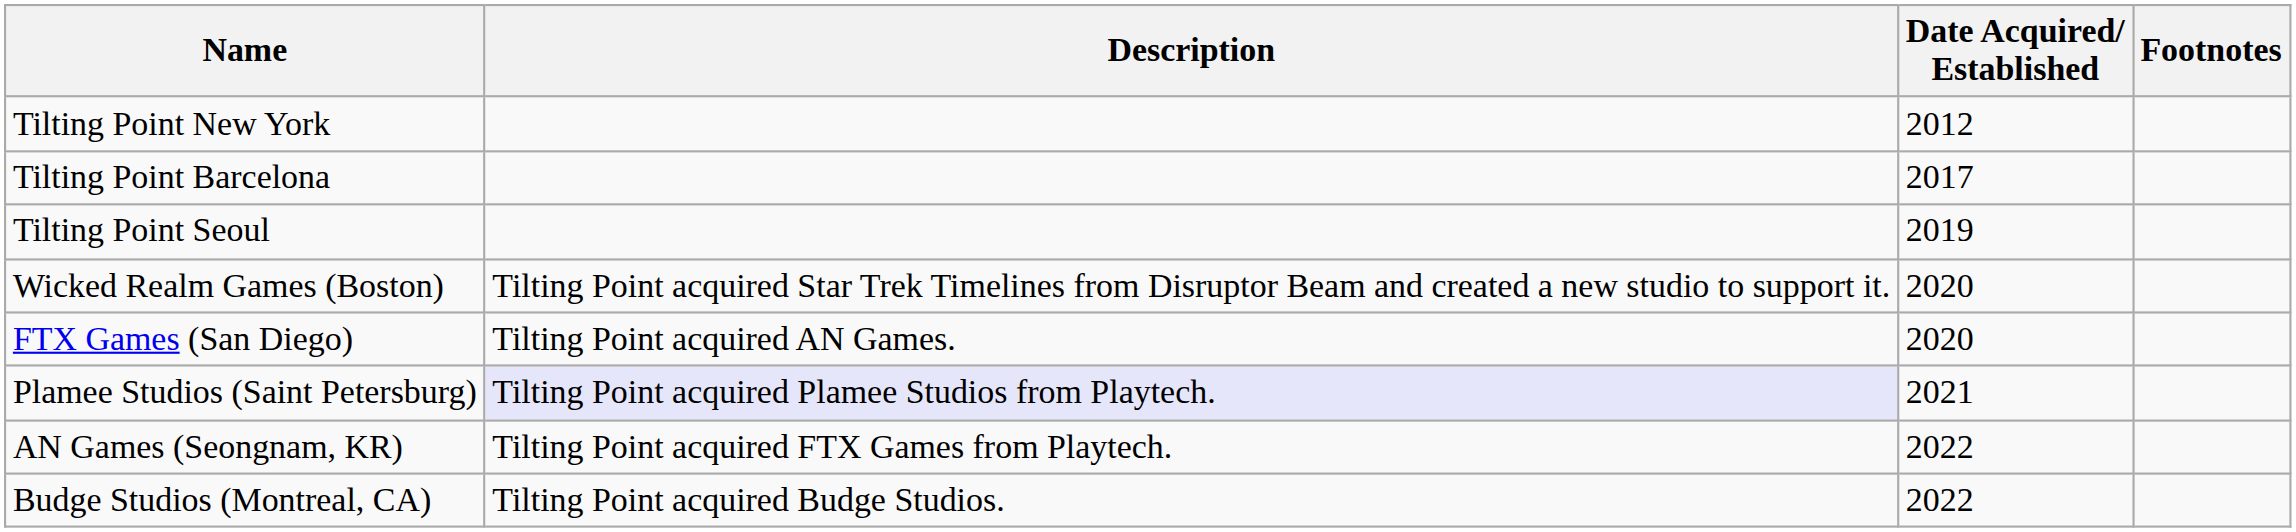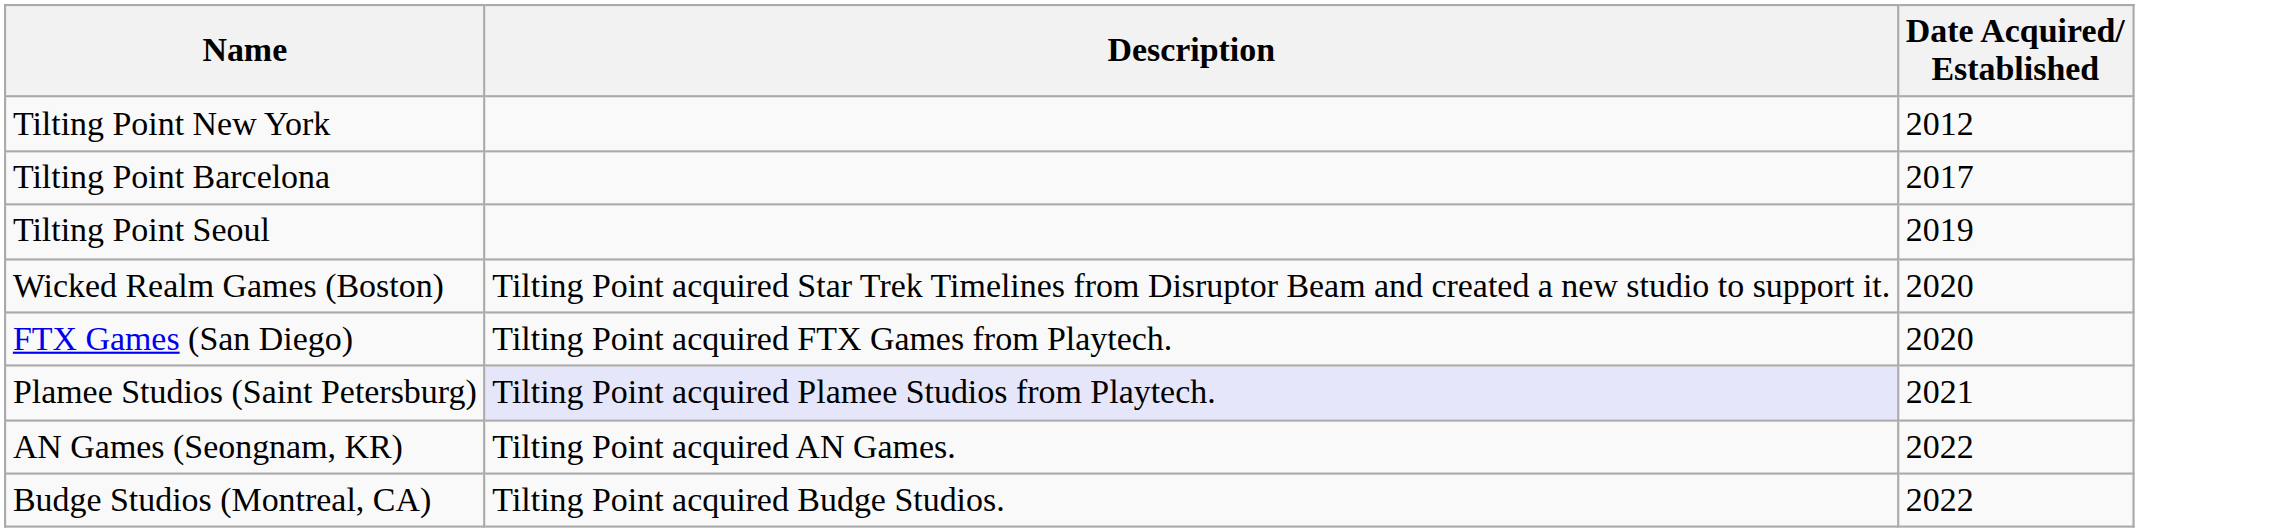- column: (2211, 50)
(724, 338) Tilting Point acquired AN Games. -> (832, 338) Tilting Point acquired FTX Games from Playtech.
(832, 446) Tilting Point acquired FTX Games from Playtech. -> (724, 446) Tilting Point acquired AN Games.
